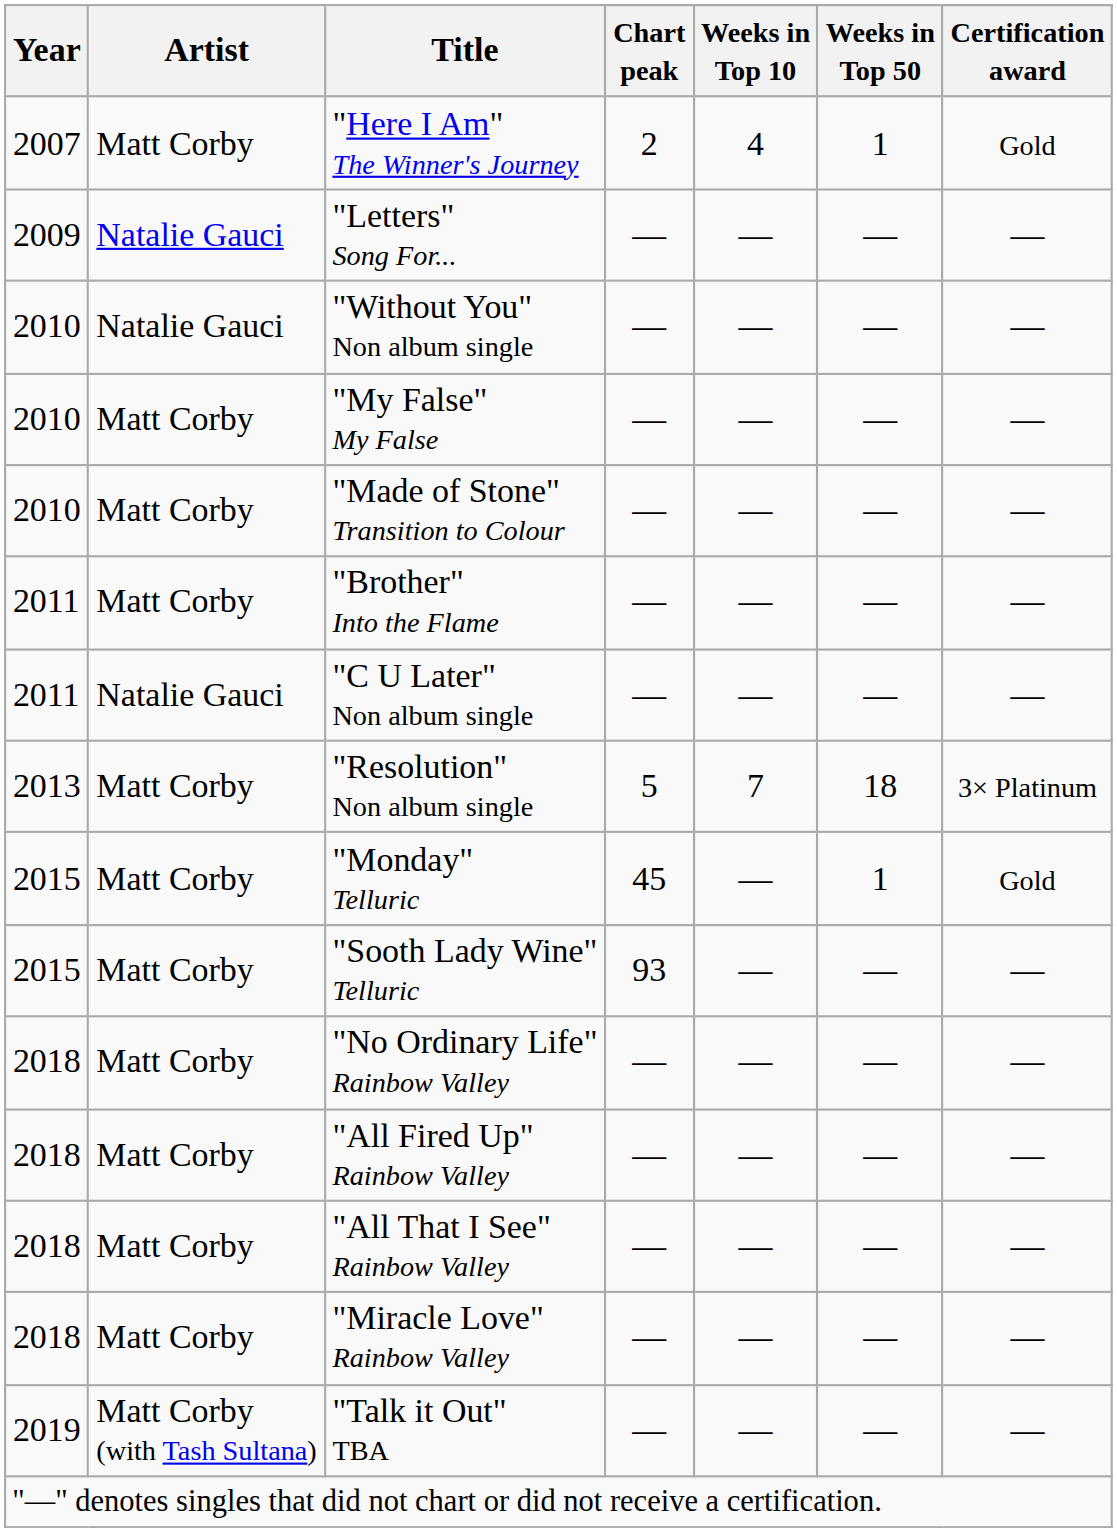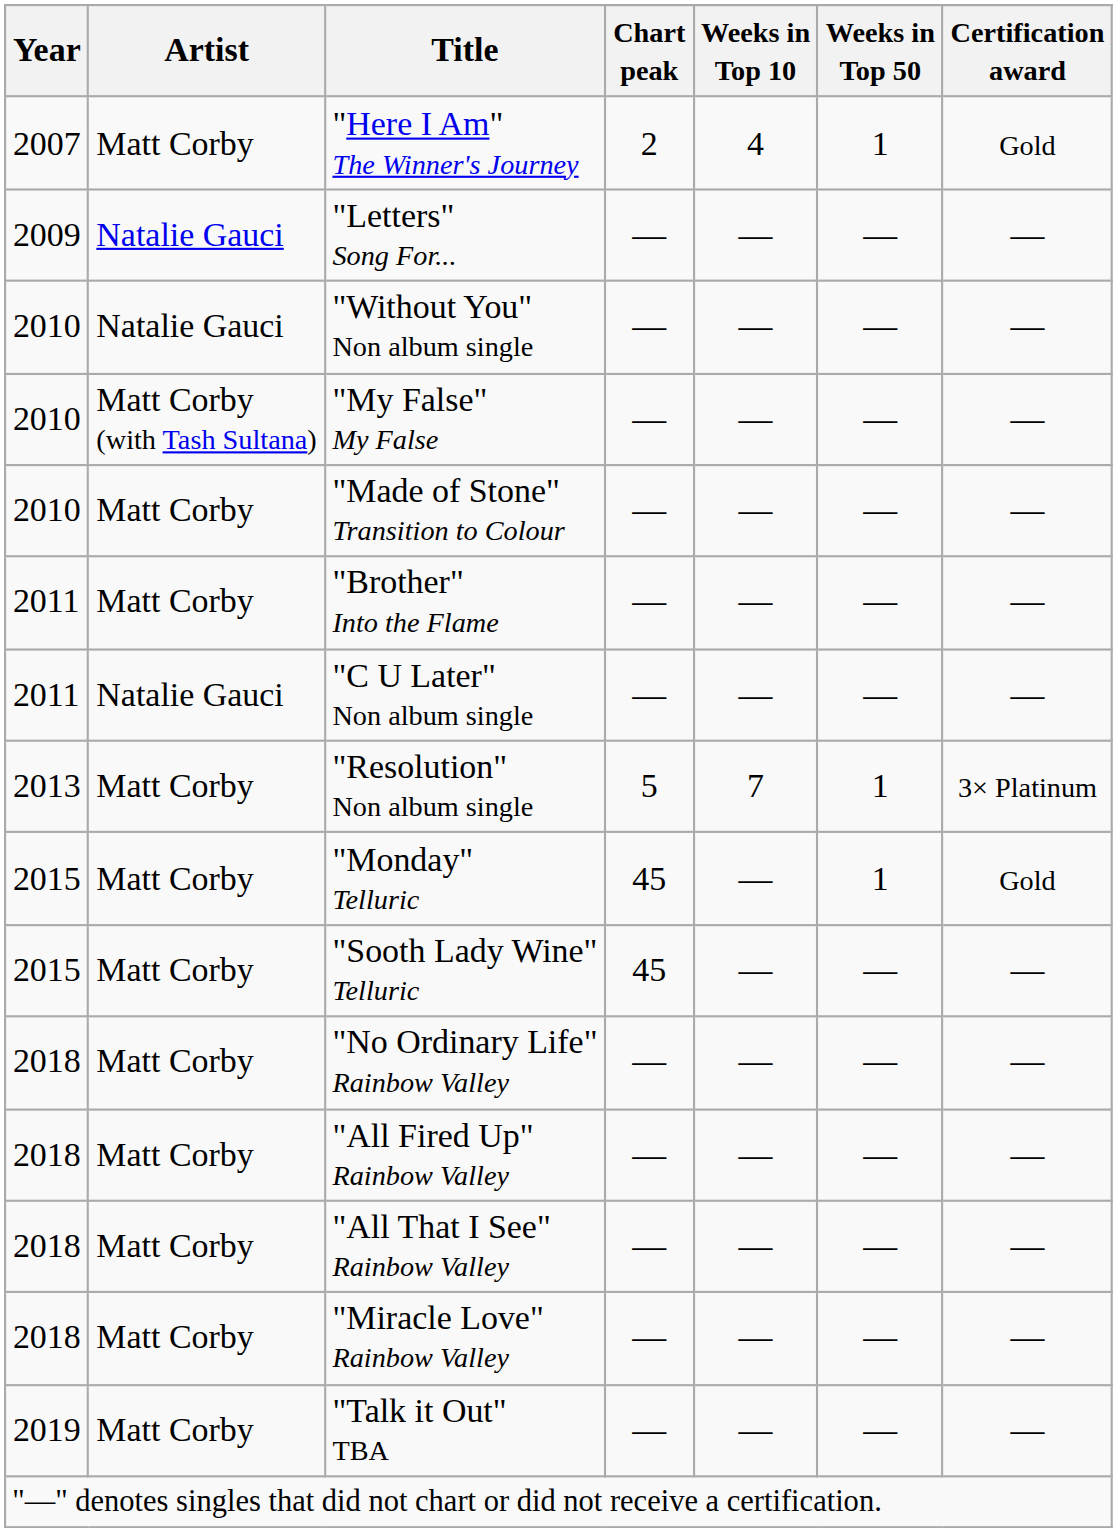(175, 418) Matt Corby -> (207, 418) Matt Corby (with Tash Sultana)
(880, 786) 18 -> (880, 786) 1
(649, 970) 93 -> (649, 970) 45
(207, 1429) Matt Corby (with Tash Sultana) -> (175, 1429) Matt Corby
